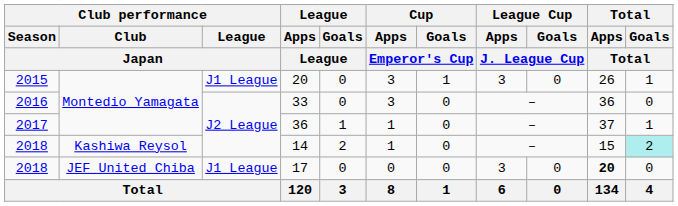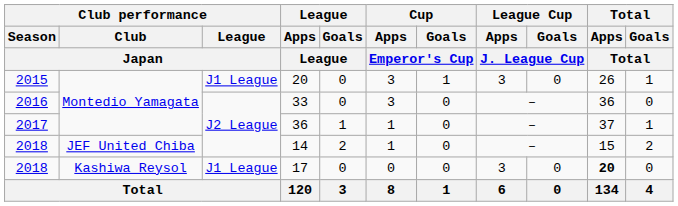(131, 146) Kashiwa Reysol -> (131, 146) JEF United Chiba
(649, 146) paleturquoise background -> (649, 146) no background
(131, 168) JEF United Chiba -> (131, 168) Kashiwa Reysol
